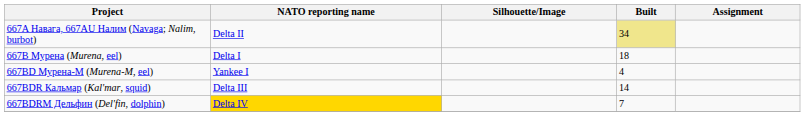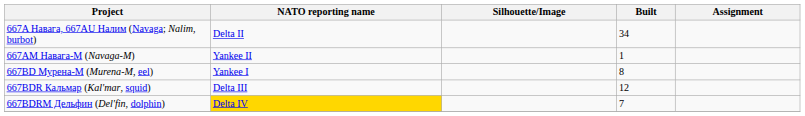(624, 34) khaki background -> (624, 34) no background
+ row: (71, 55)
- row: (64, 55)
(622, 71) 4 -> (622, 71) 8
(624, 87) 14 -> (624, 87) 12
